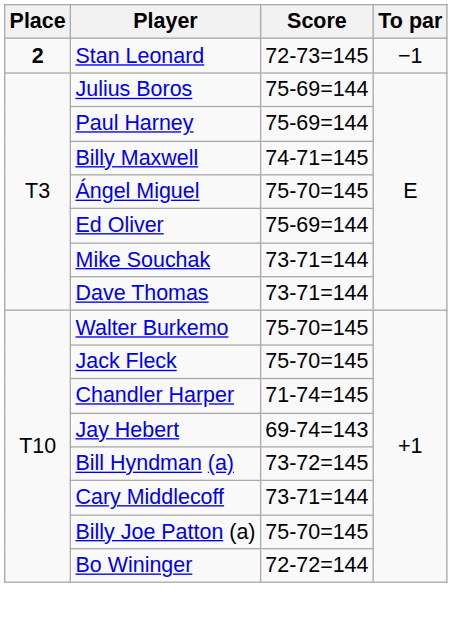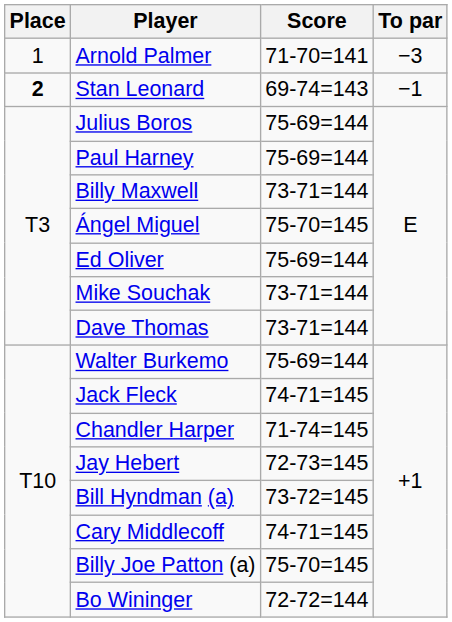+ row: (143, 55)
(317, 55) 72-73=145 -> (317, 89) 69-74=143
(317, 157) 74-71=145 -> (317, 191) 73-71=144
(317, 327) 75-70=145 -> (317, 361) 75-69=144
(317, 361) 75-70=145 -> (317, 395) 74-71=145
(317, 429) 69-74=143 -> (317, 463) 72-73=145
(317, 497) 73-71=144 -> (317, 531) 74-71=145
